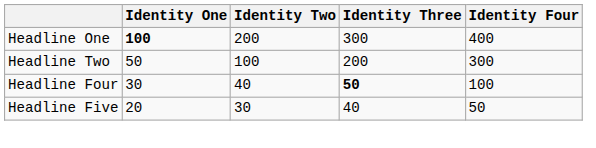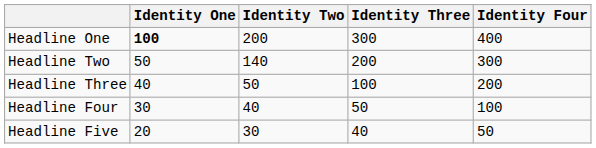(247, 62) 100 -> (255, 62) 140
+ row: (67, 85)
(351, 85) bold -> (360, 108) normal
